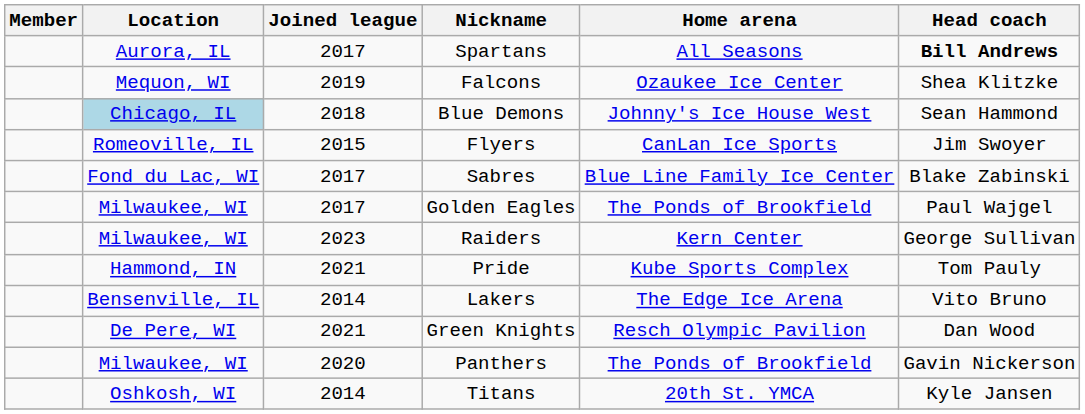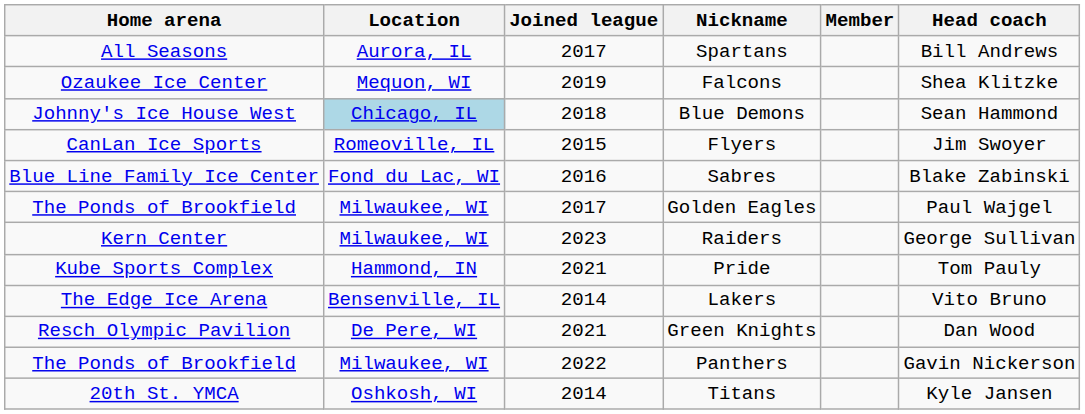columns swapped: (44, 20) <-> (740, 20)
(989, 51) bold -> (989, 51) normal
(343, 176) 2017 -> (584, 176) 2016
(343, 363) 2020 -> (584, 363) 2022
